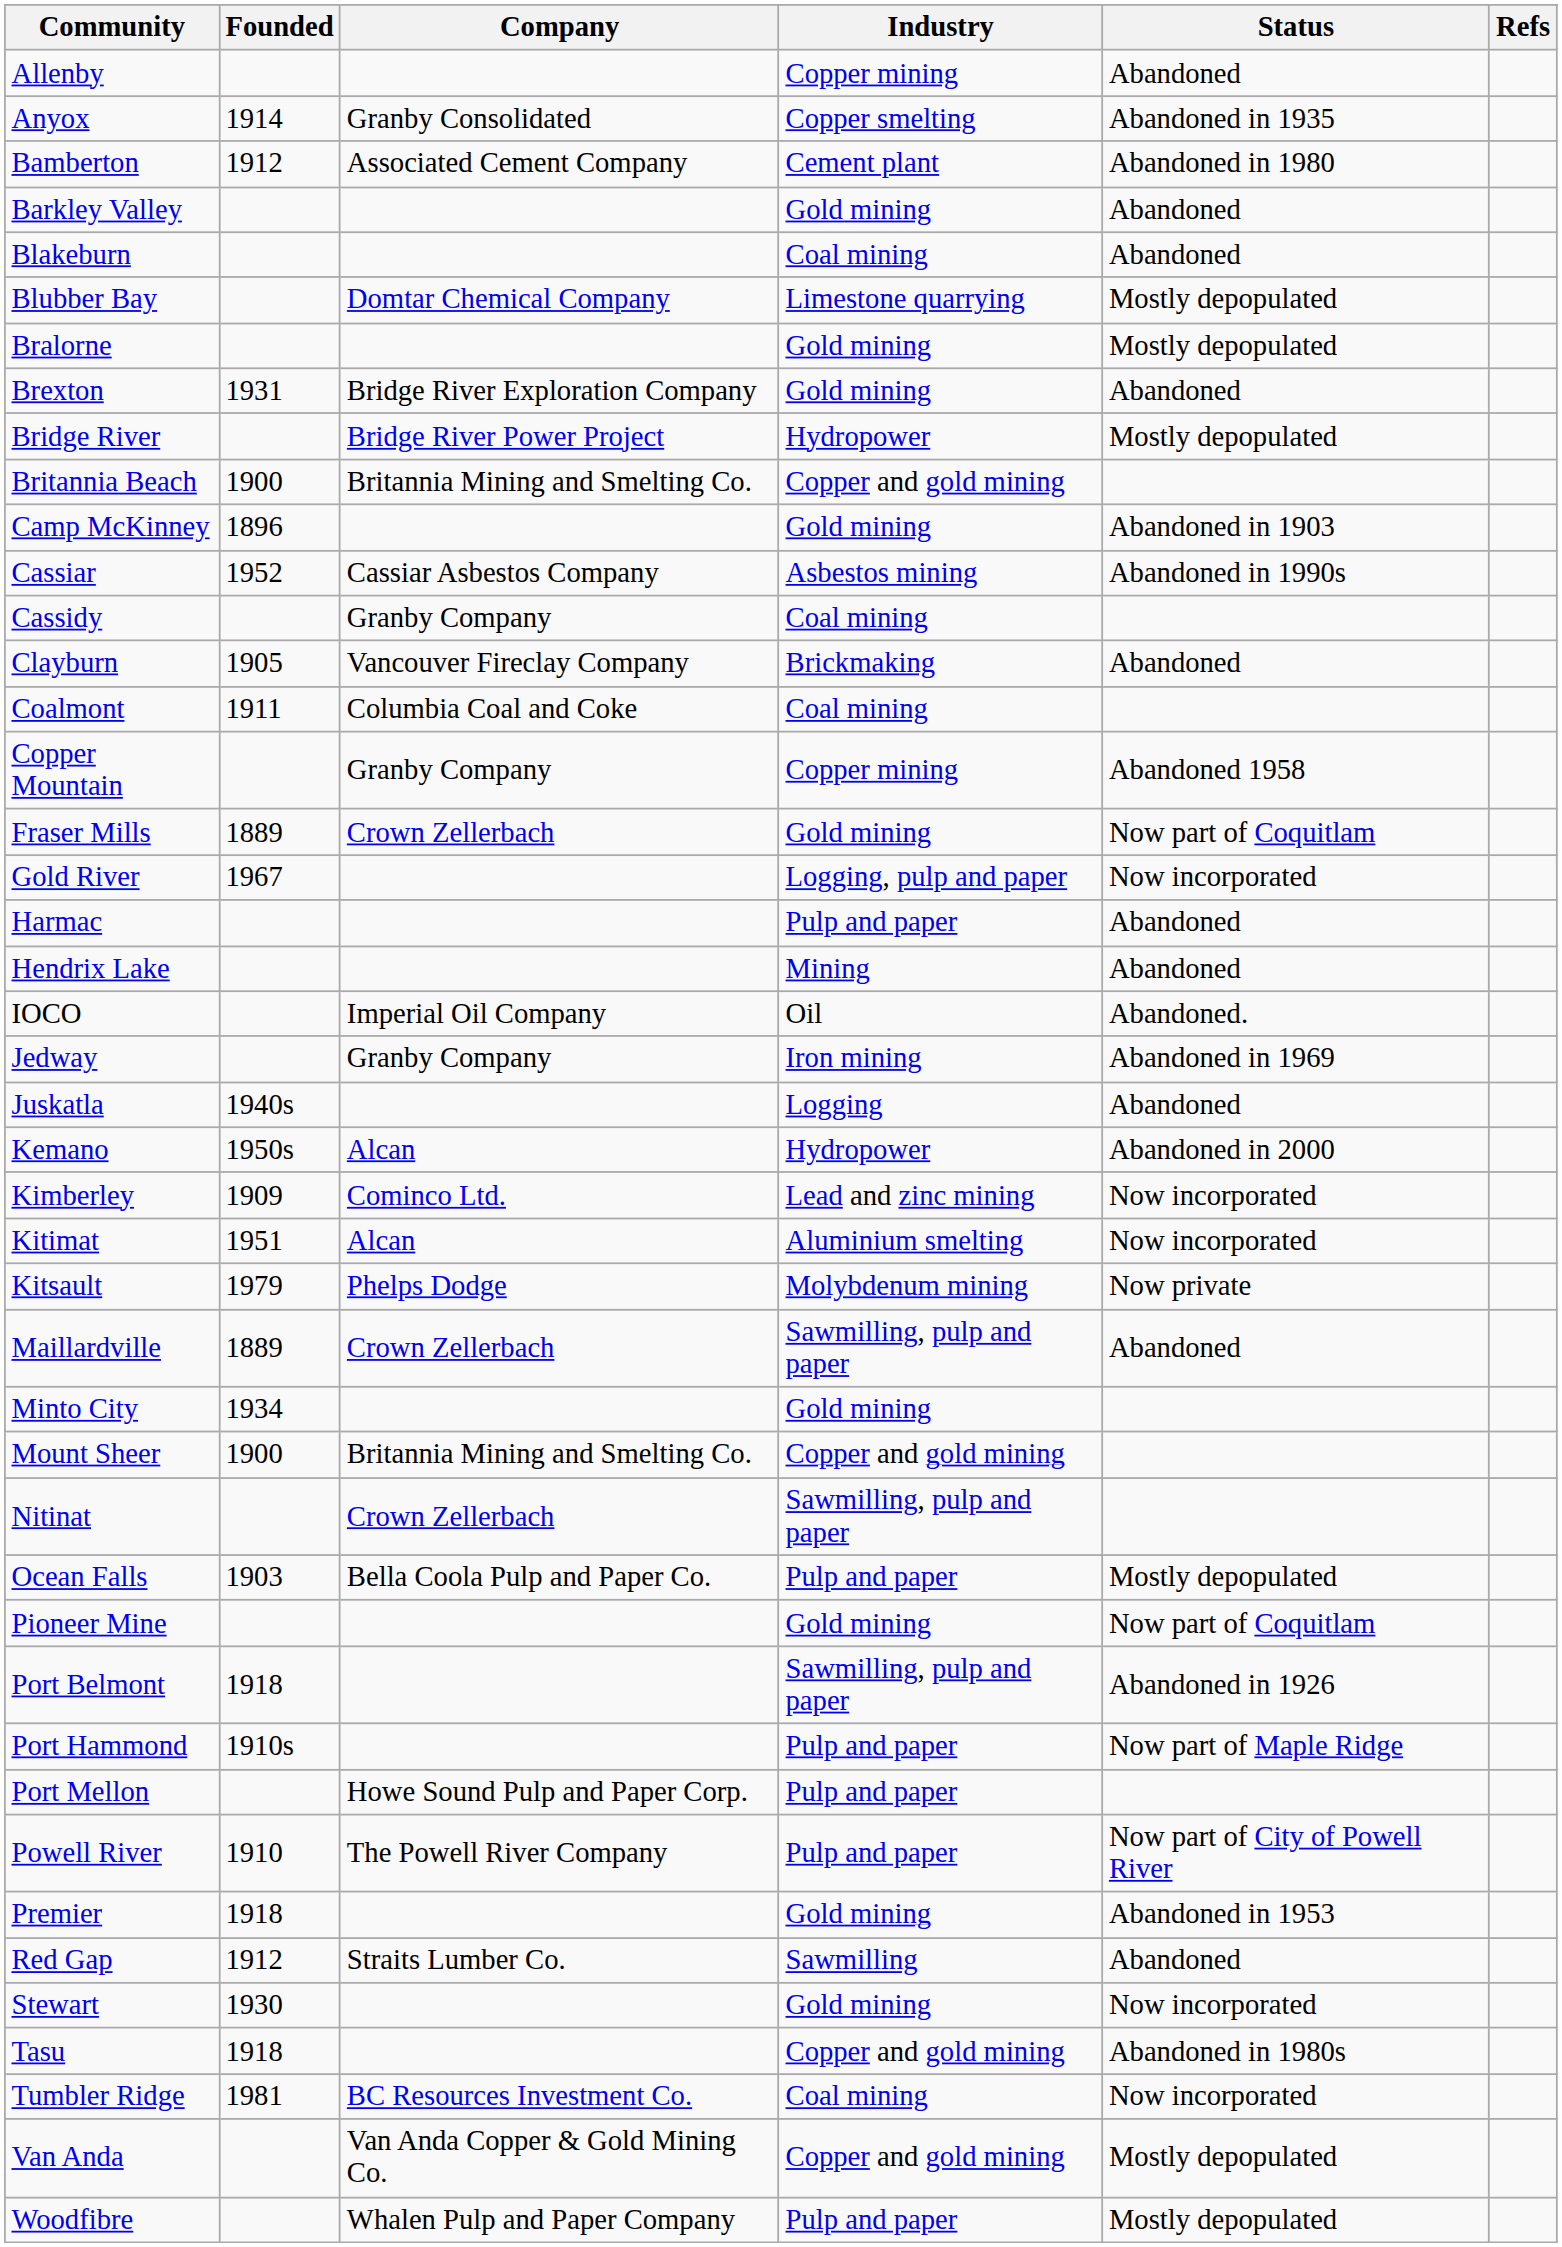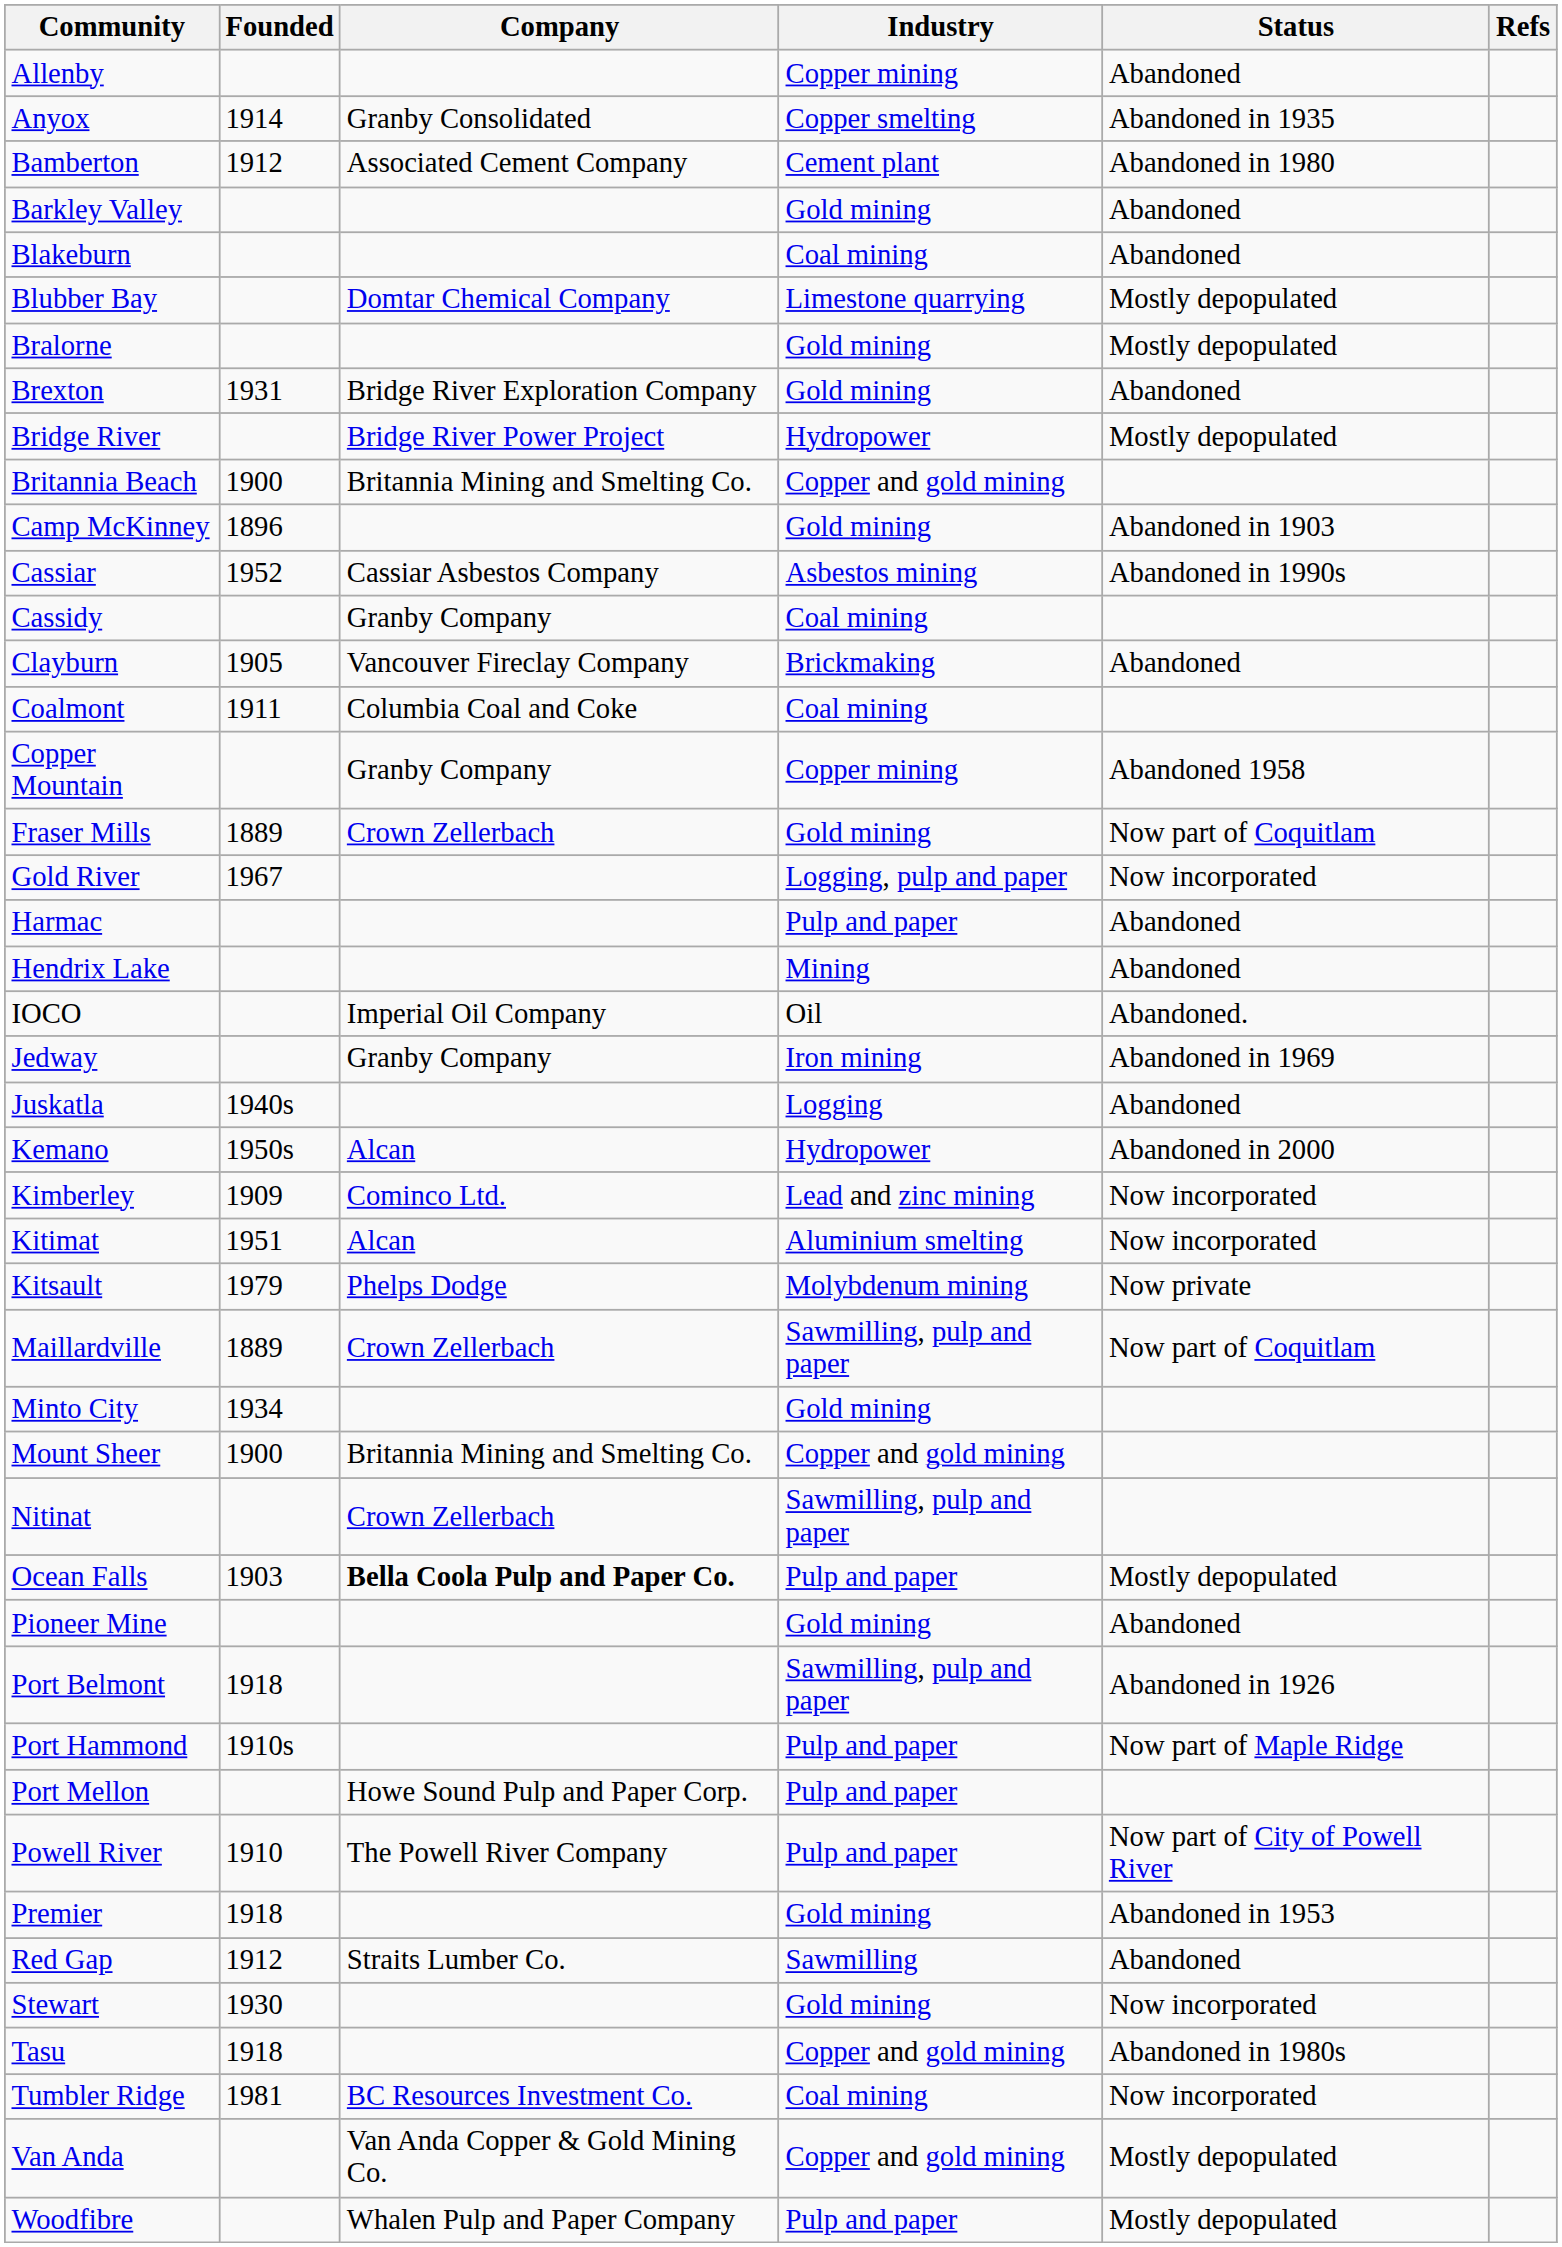(1175, 1347) Abandoned -> (1242, 1347) Now part of Coquitlam
(529, 1577) normal -> (541, 1577) bold
(1242, 1622) Now part of Coquitlam -> (1175, 1622) Abandoned
